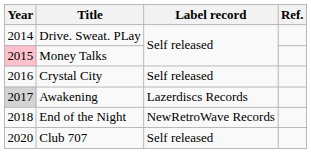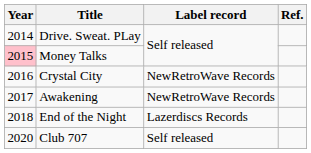(180, 76) Self released -> (211, 76) NewRetroWave Records
(20, 96) lightgrey background -> (20, 96) no background
(197, 96) Lazerdiscs Records -> (211, 96) NewRetroWave Records
(211, 117) NewRetroWave Records -> (197, 117) Lazerdiscs Records
